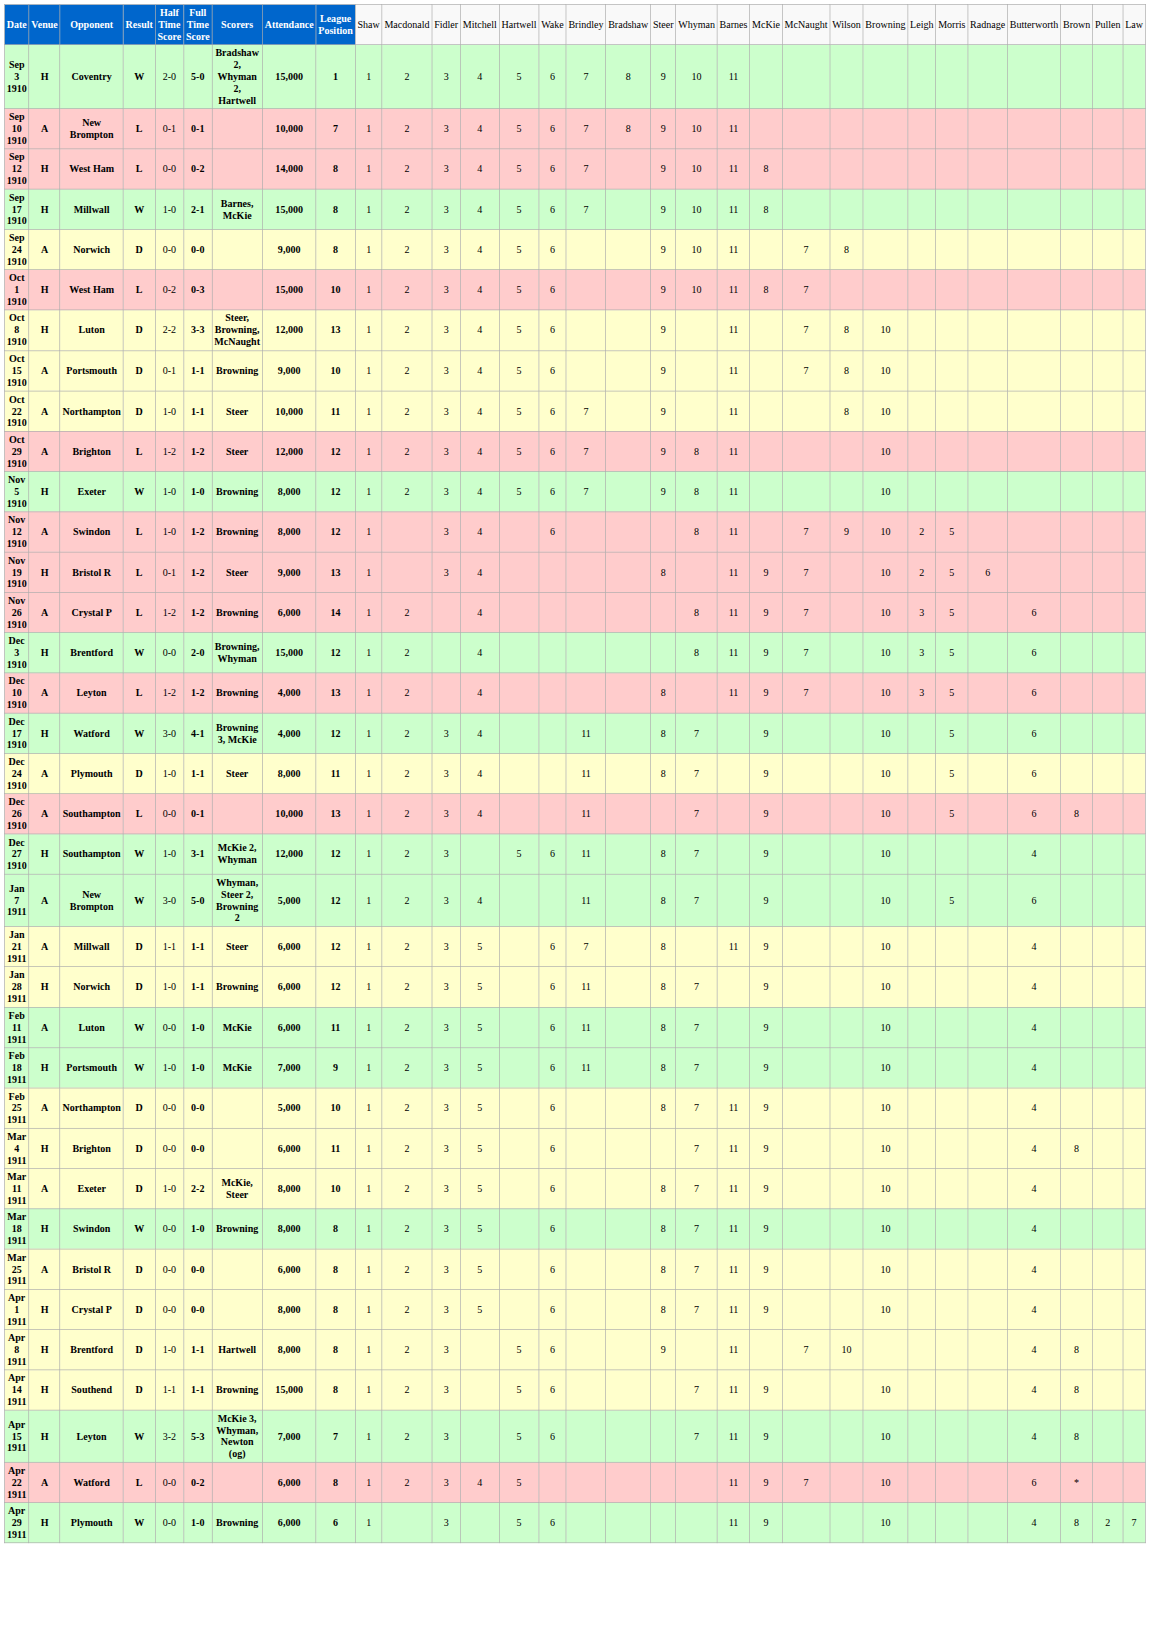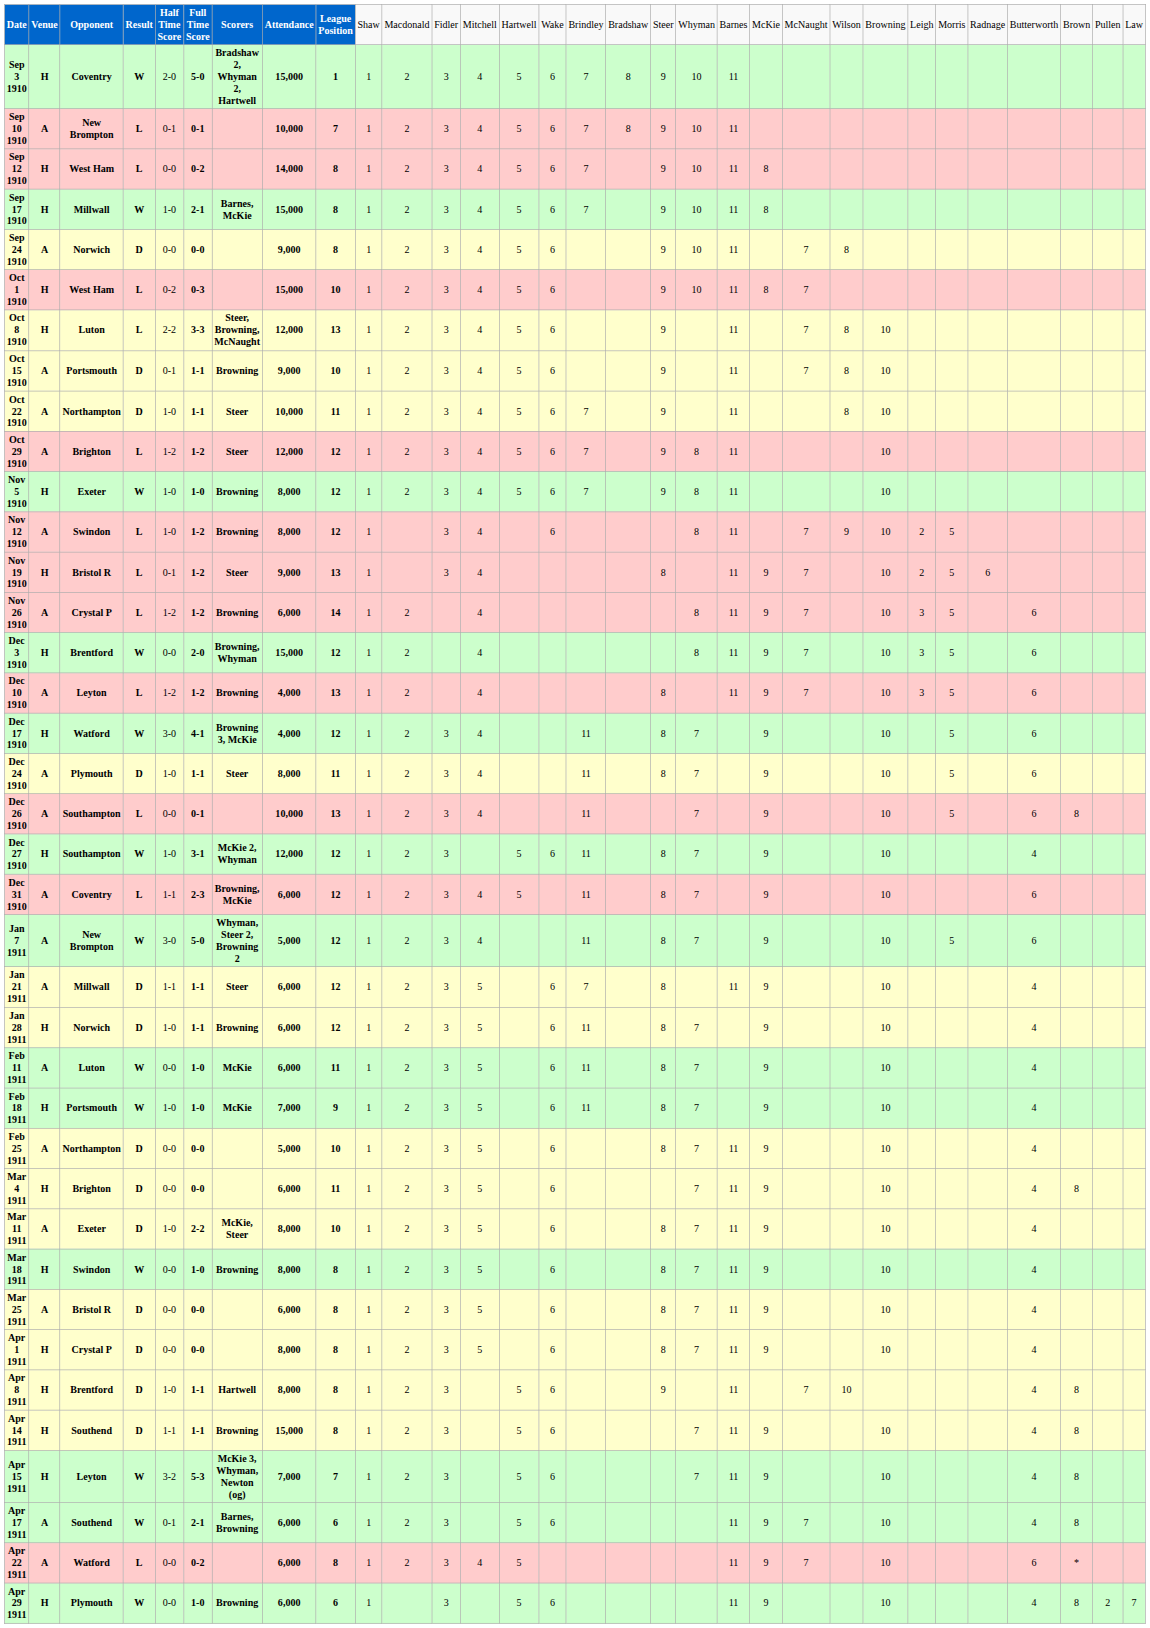(139, 330) D -> (139, 330) L
+ row: (17, 894)
+ row: (17, 1523)
